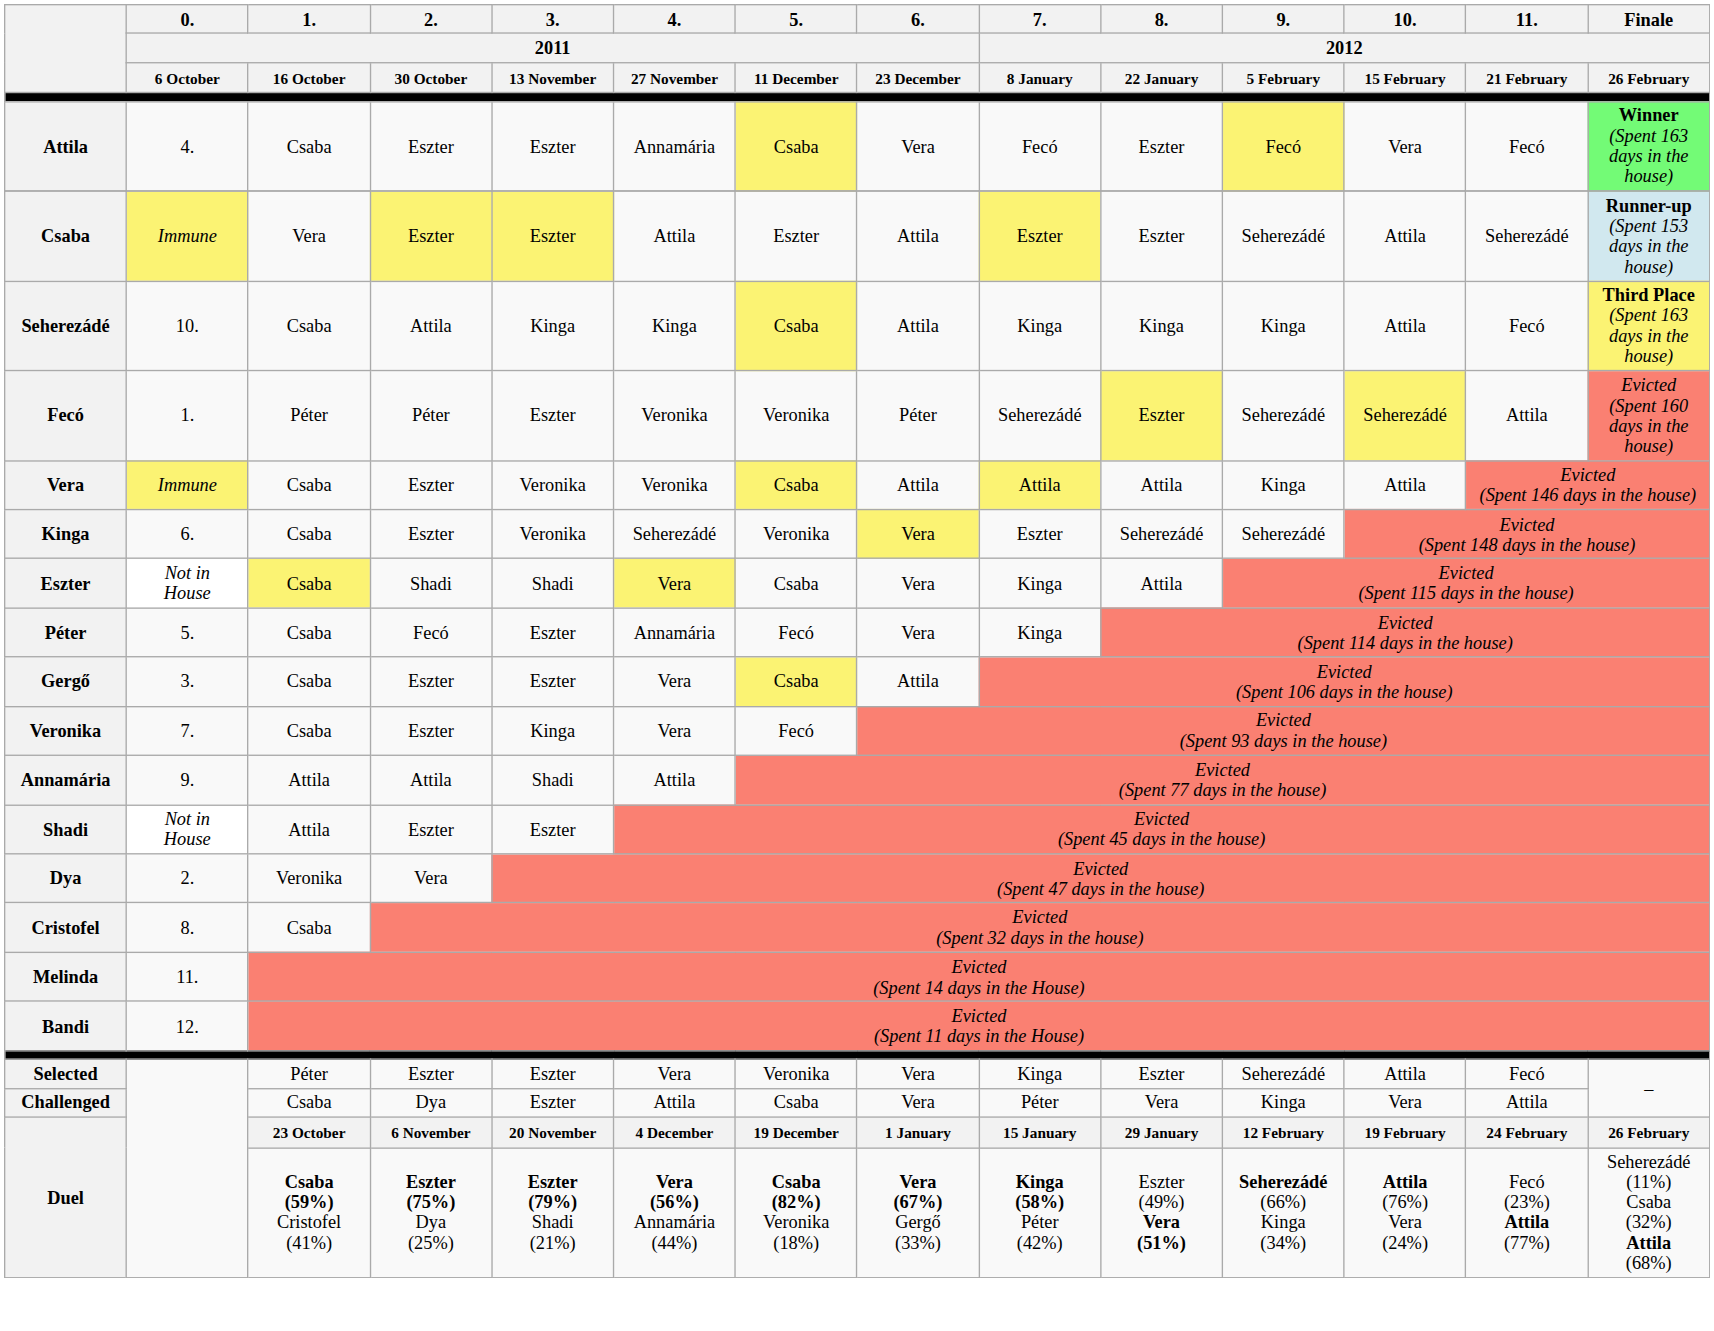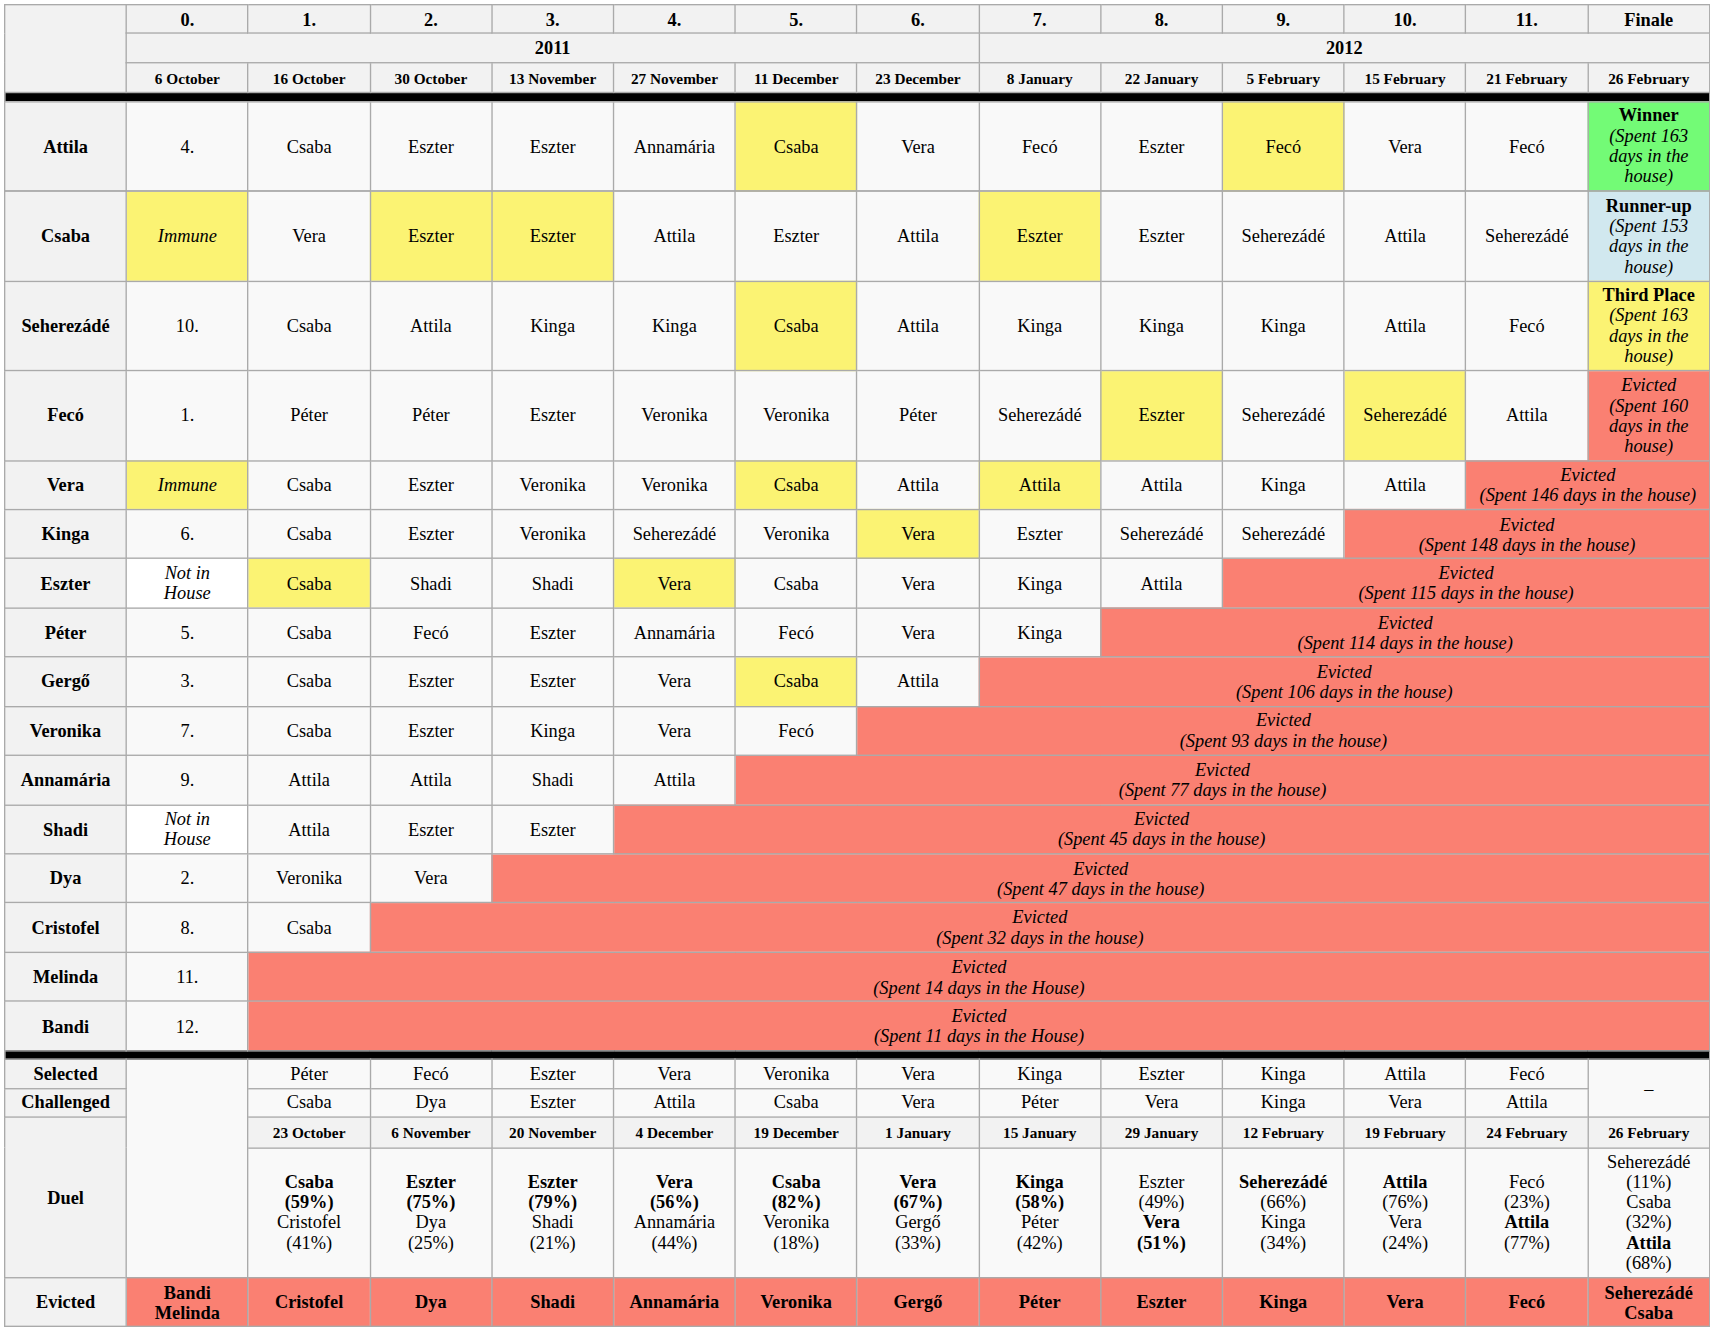(431, 1073) Eszter -> (431, 1073) Fecó
(1283, 1073) Seherezádé -> (1283, 1073) Kinga
+ row: (66, 1302)
